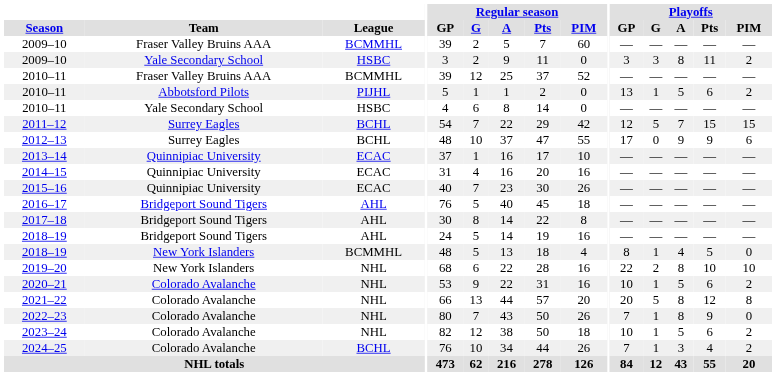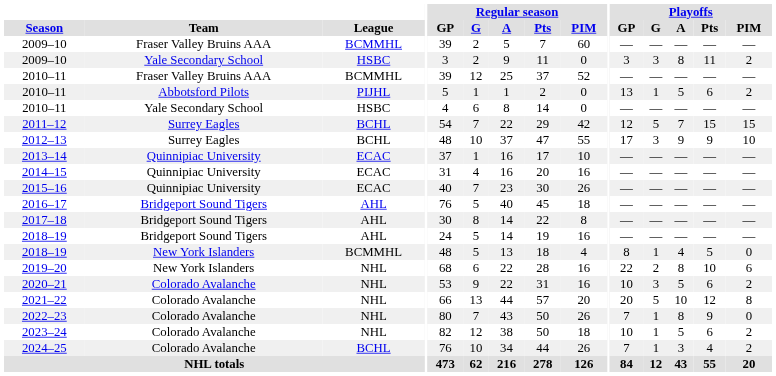(656, 140) 0 -> (656, 140) 3
(749, 140) 6 -> (749, 140) 10
(749, 268) 10 -> (749, 268) 6
(656, 284) 1 -> (656, 284) 3
(681, 300) 8 -> (681, 300) 10
